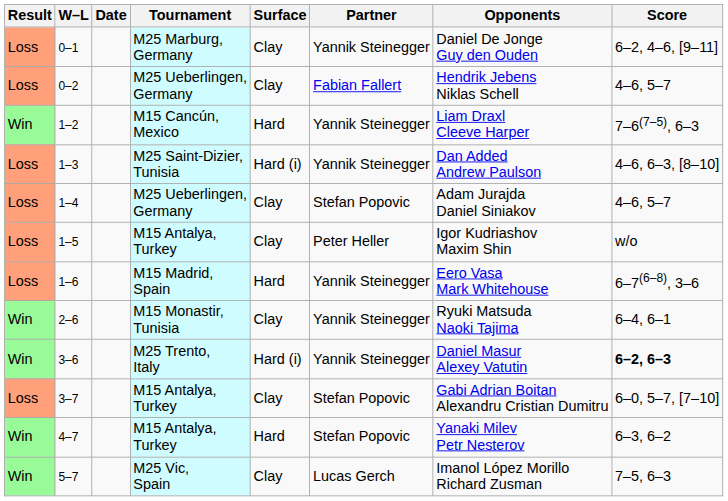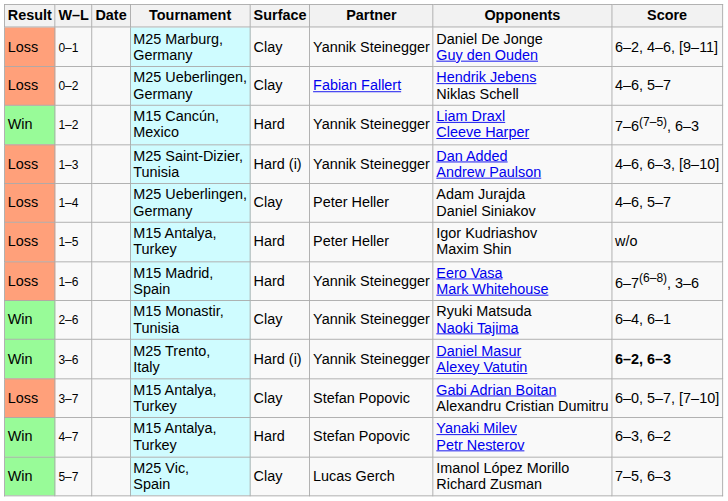(362, 203) Stefan Popovic -> (351, 203) Peter Heller
(268, 242) Clay -> (269, 242) Hard
